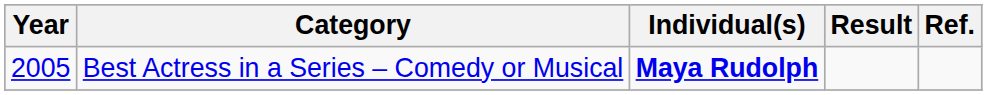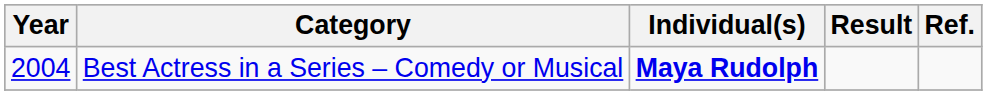(41, 68) 2005 -> (41, 68) 2004
